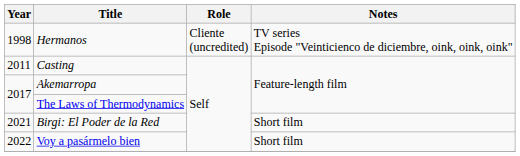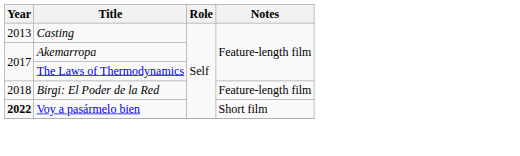- row: (62, 39)
(19, 65) 2011 -> (19, 33) 2013
(19, 122) 2021 -> (19, 90) 2018
(278, 122) Short film -> (265, 90) Feature-length film
(19, 141) normal -> (19, 109) bold
